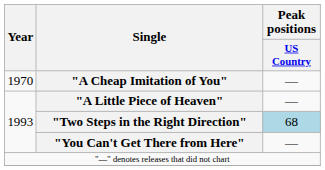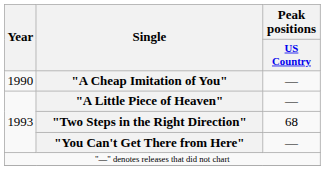(20, 80) 1970 -> (20, 80) 1990
(291, 122) lightblue background -> (291, 122) no background
